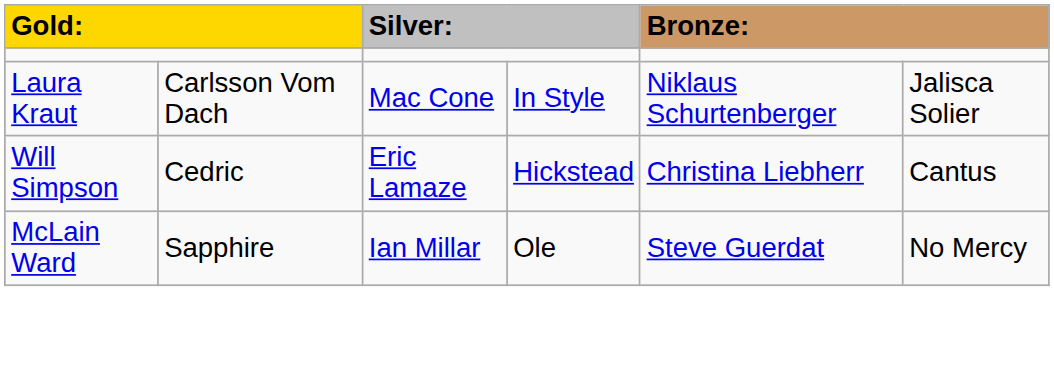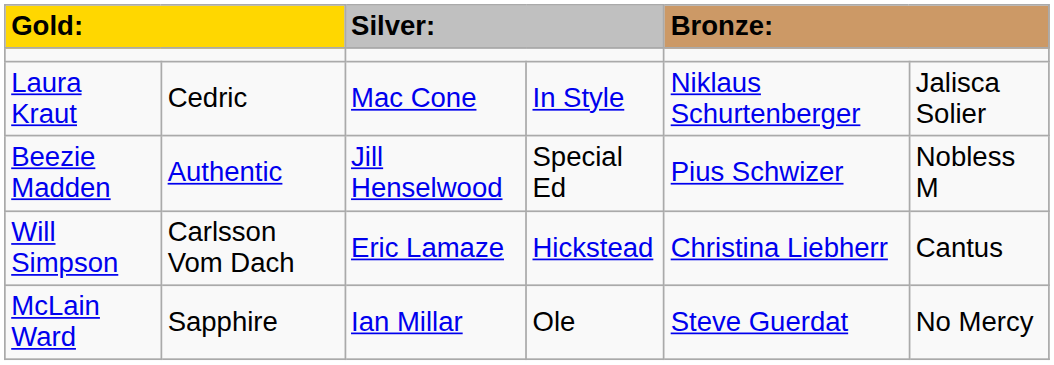(250, 98) Carlsson Vom Dach -> (207, 98) Cedric
+ row: (61, 172)
(204, 172) Cedric -> (231, 247) Carlsson Vom Dach
